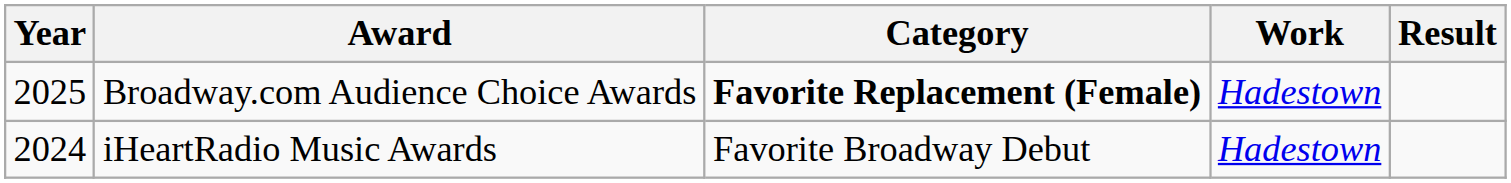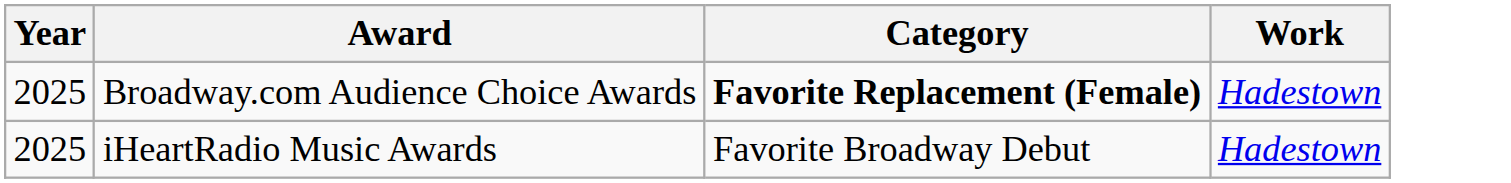- column: (1448, 33)
(50, 148) 2024 -> (50, 148) 2025
